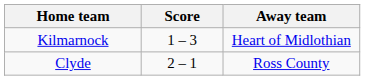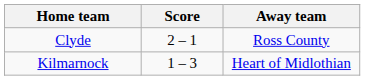rows swapped: (73, 63) <-> (73, 39)
